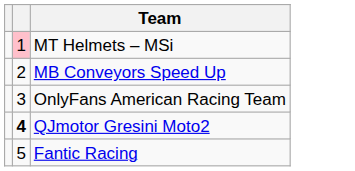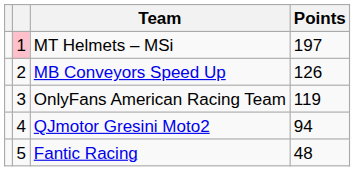+ column: (320, 18)
(21, 126) bold -> (21, 126) normal
